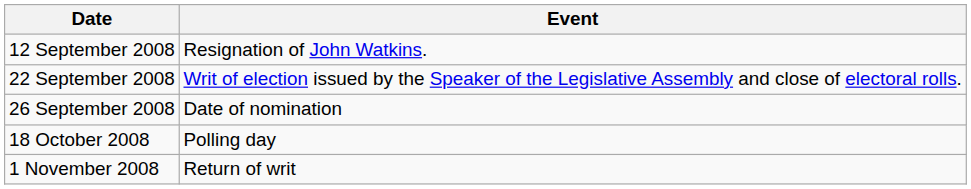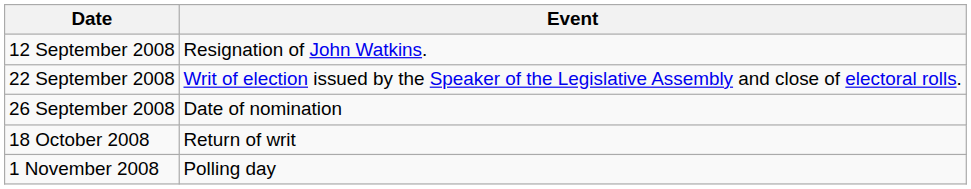(230, 139) Polling day -> (240, 139) Return of writ
(240, 169) Return of writ -> (230, 169) Polling day
